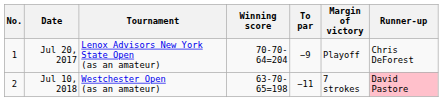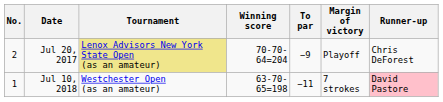(14, 56) 1 -> (14, 56) 2
(142, 56) no background -> (142, 56) khaki background
(14, 85) 2 -> (14, 85) 1
